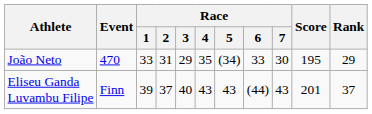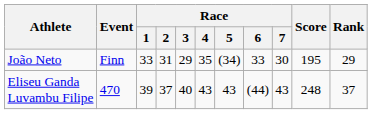(110, 60) 470 -> (112, 60) Finn
(112, 90) Finn -> (110, 90) 470
(311, 90) 201 -> (311, 90) 248
